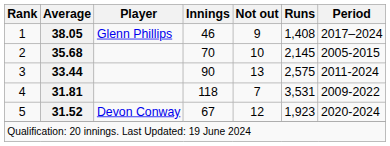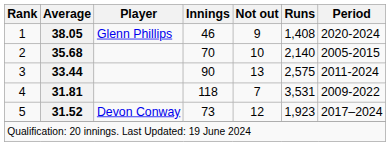(352, 33) 2017–2024 -> (350, 33) 2020-2024
(300, 53) 2,145 -> (300, 53) 2,140
(208, 111) 67 -> (208, 111) 73
(350, 111) 2020-2024 -> (352, 111) 2017–2024
